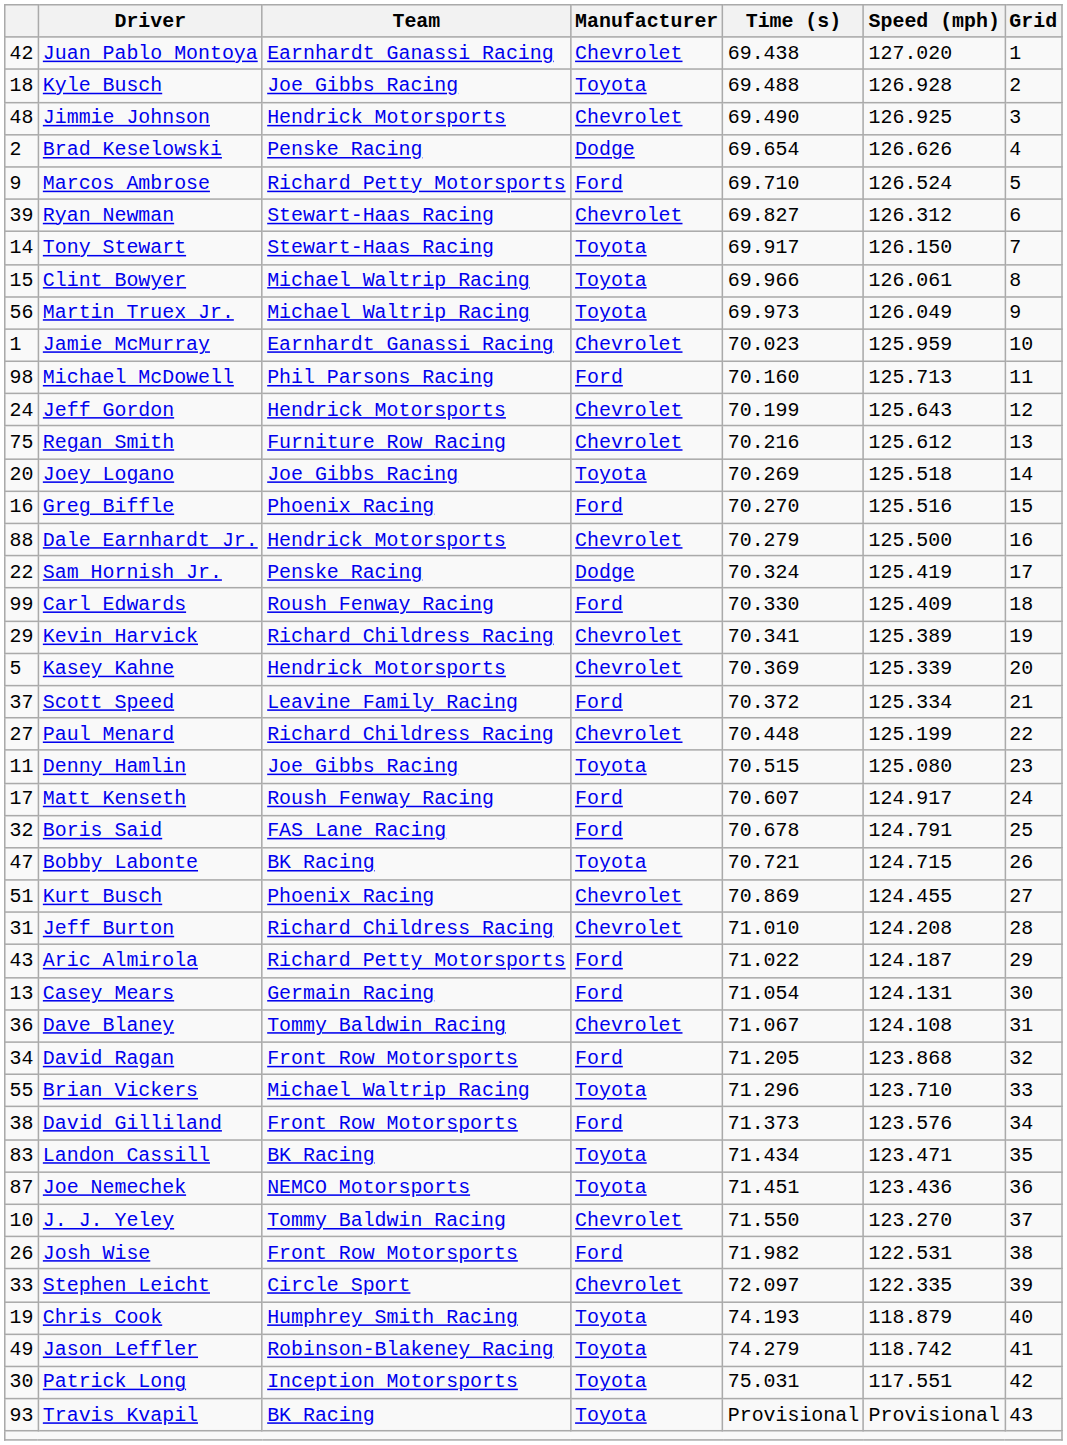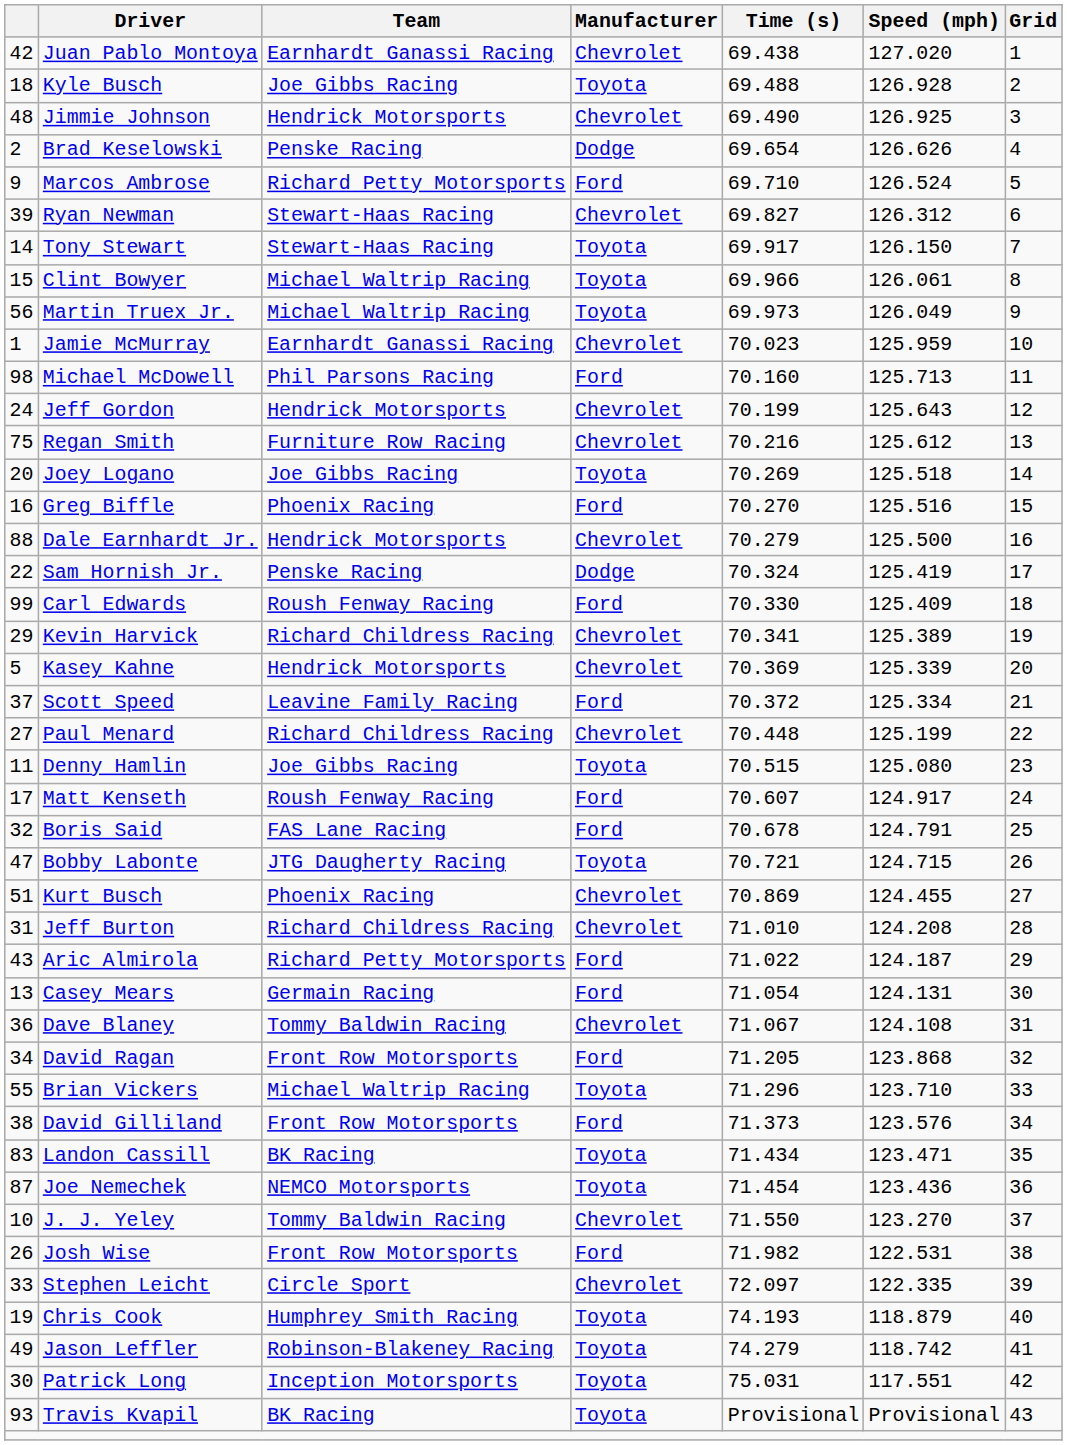(321, 864) BK Racing -> (387, 864) JTG Daugherty Racing
(764, 1188) 71.451 -> (764, 1188) 71.454
